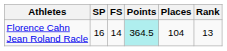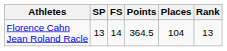(99, 33) 16 -> (99, 33) 13
(142, 33) paleturquoise background -> (142, 33) no background
